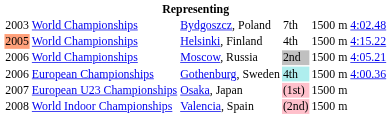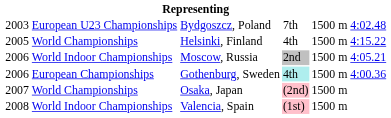(85, 25) World Championships -> (105, 25) European U23 Championships
(17, 41) lightsalmon background -> (17, 41) no background
(85, 57) World Championships -> (102, 57) World Indoor Championships
(105, 90) European U23 Championships -> (85, 90) World Championships
(294, 90) (1st) -> (296, 90) (2nd)
(296, 106) (2nd) -> (294, 106) (1st)
